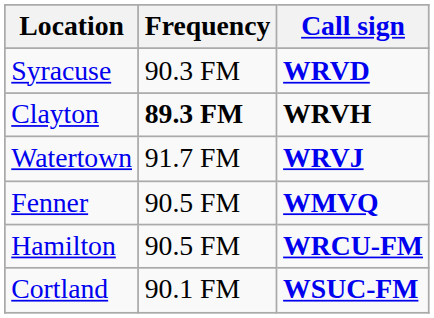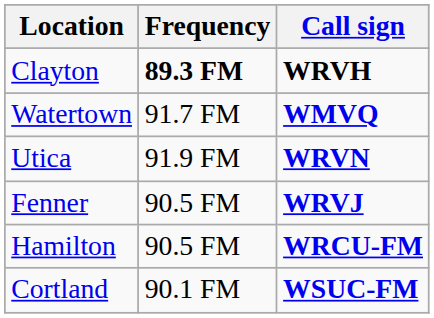- row: (61, 70)
(323, 158) WRVJ -> (331, 114) WMVQ
+ row: (41, 158)
(331, 202) WMVQ -> (323, 202) WRVJ
